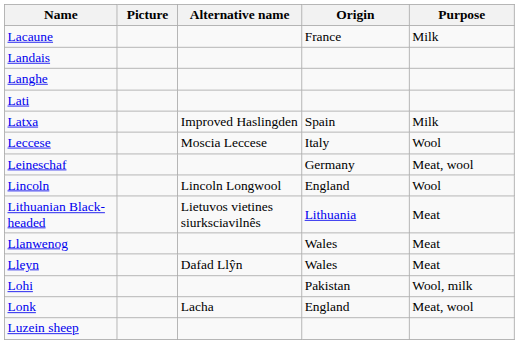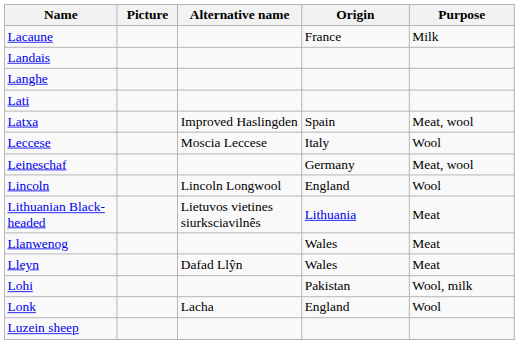(425, 121) Milk -> (443, 121) Meat, wool
(443, 307) Meat, wool -> (427, 307) Wool
